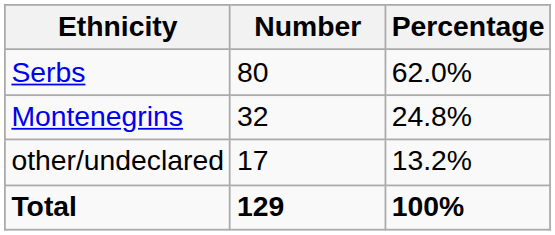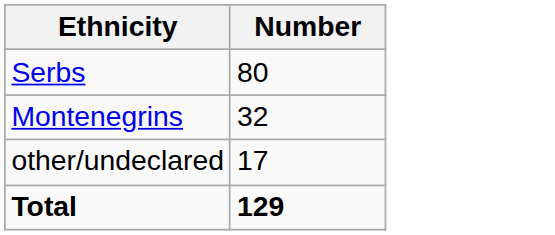- column: (468, 26)
